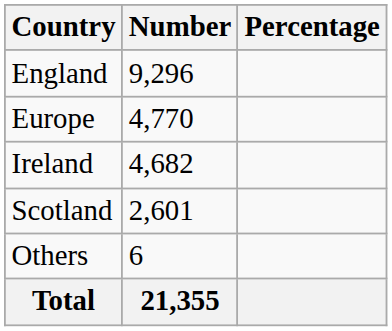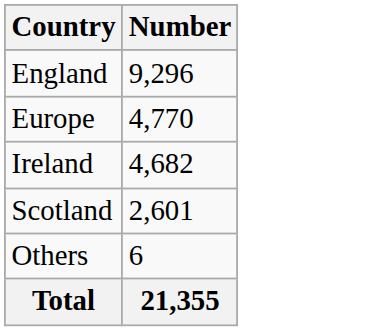- column: (312, 27)
